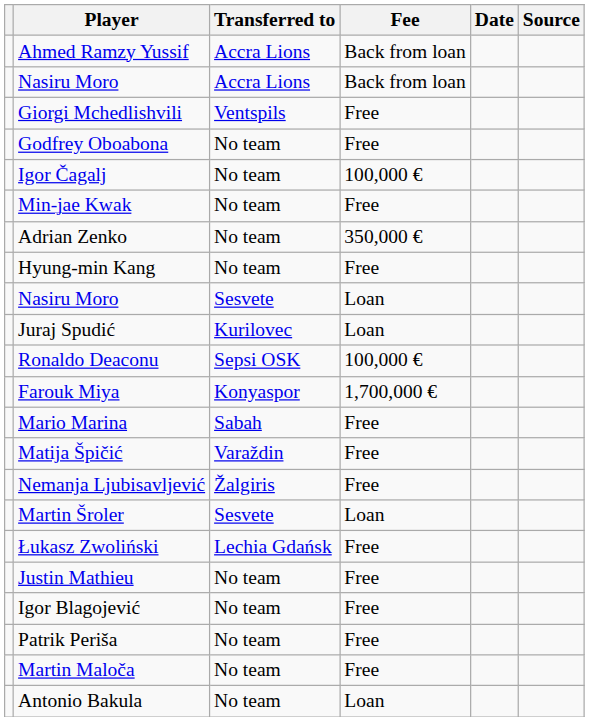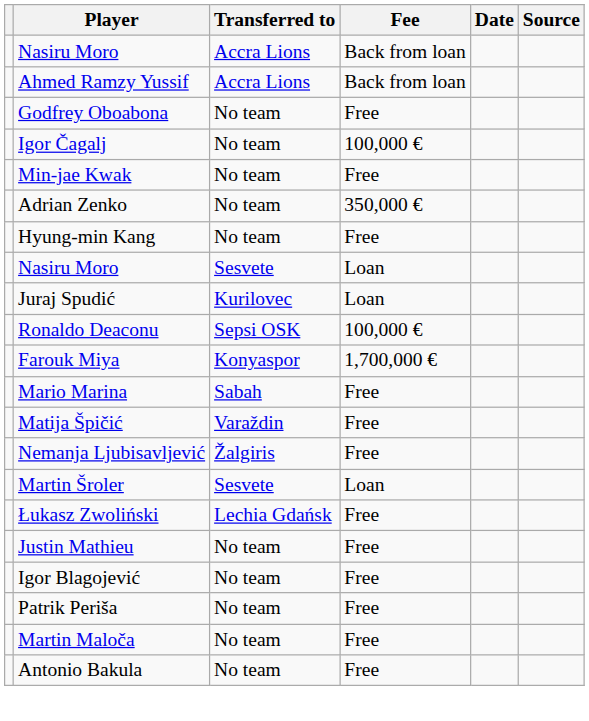rows swapped: (68, 81) <-> (103, 50)
- row: (100, 112)
(364, 701) Loan -> (362, 670) Free
